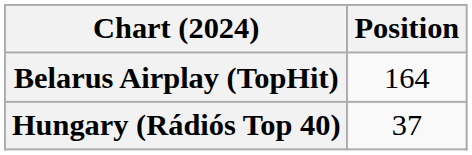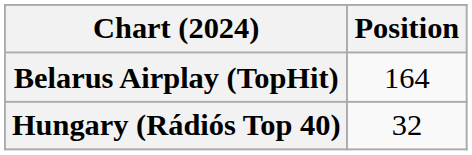(407, 125) 37 -> (407, 125) 32
